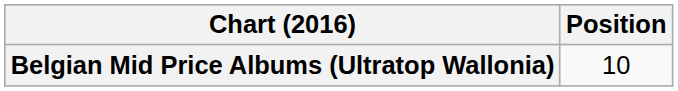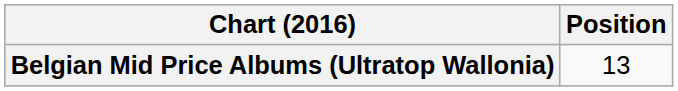(616, 65) 10 -> (616, 65) 13
